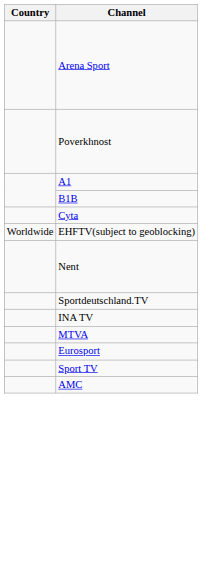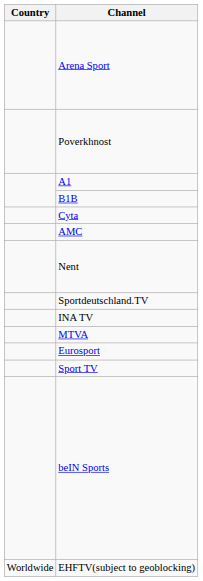rows swapped: (70, 385) <-> (127, 232)
+ row: (84, 468)
